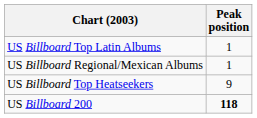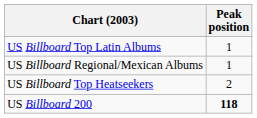(229, 84) 9 -> (229, 84) 2
